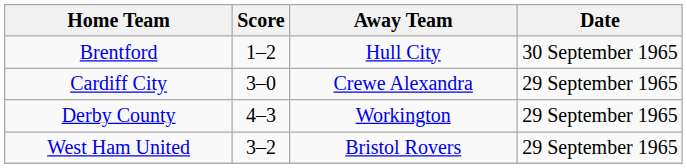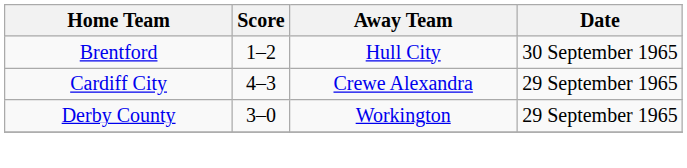(261, 83) 3–0 -> (261, 83) 4–3
(261, 115) 4–3 -> (261, 115) 3–0
- row: (119, 147)
